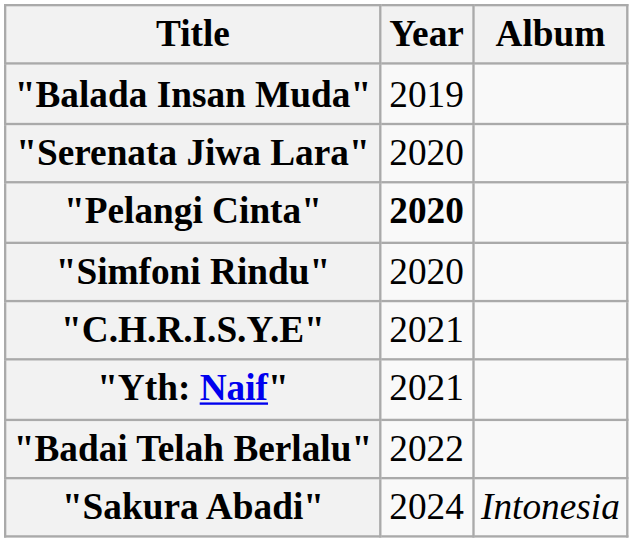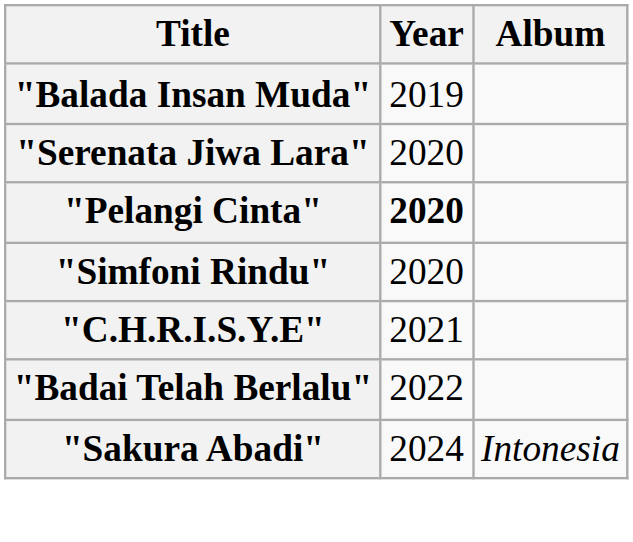- row: (193, 388)
